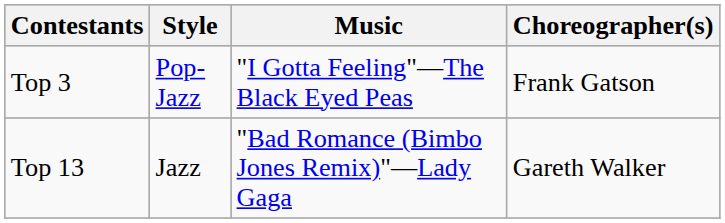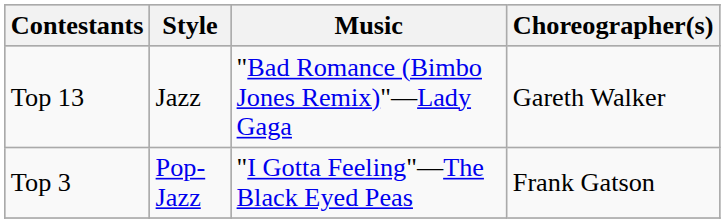rows swapped: (41, 81) <-> (47, 167)
